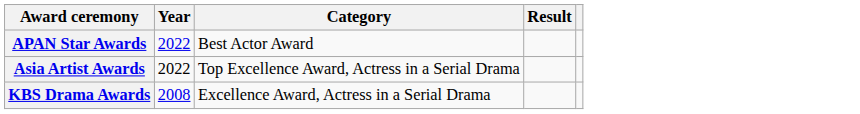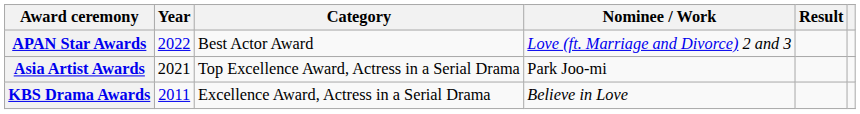+ column: (659, 17)
(174, 69) 2022 -> (174, 69) 2021
(174, 95) 2008 -> (174, 95) 2011
